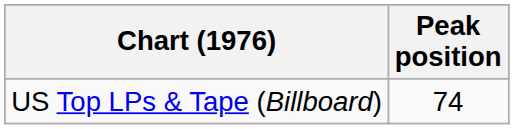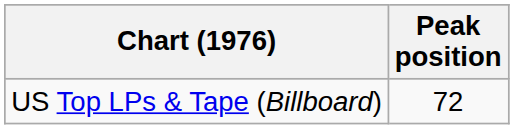(448, 100) 74 -> (448, 100) 72
